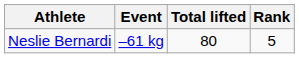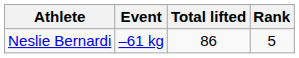(209, 41) 80 -> (209, 41) 86
